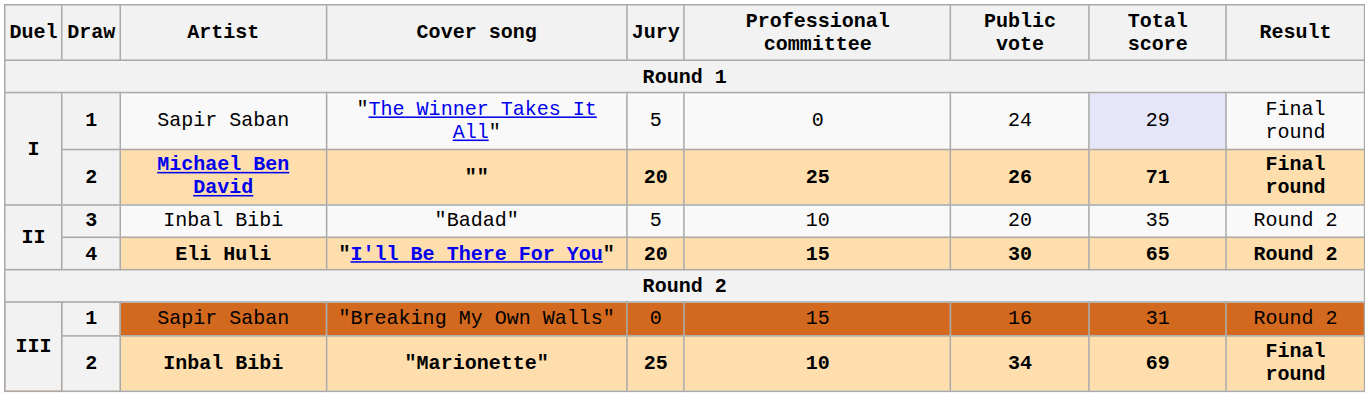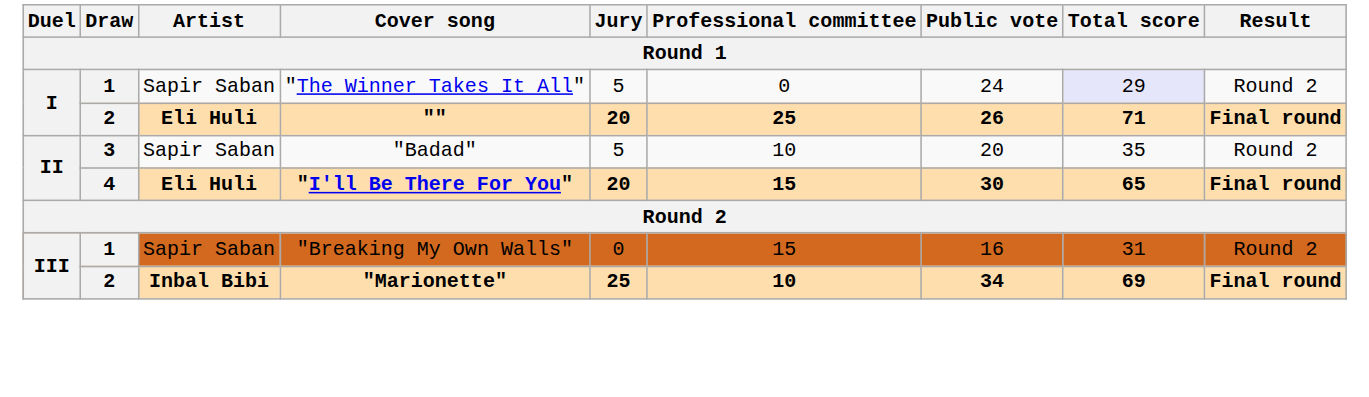(1296, 121) Final round -> (1276, 86) Round 2
(223, 177) Michael Ben David -> (209, 119) Eli Huli
(223, 221) Inbal Bibi -> (209, 152) Sapir Saban
(1296, 254) Round 2 -> (1276, 184) Final round
